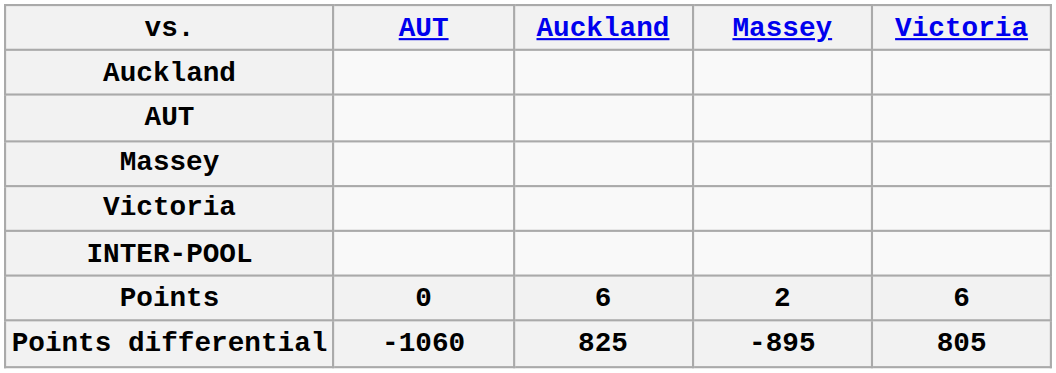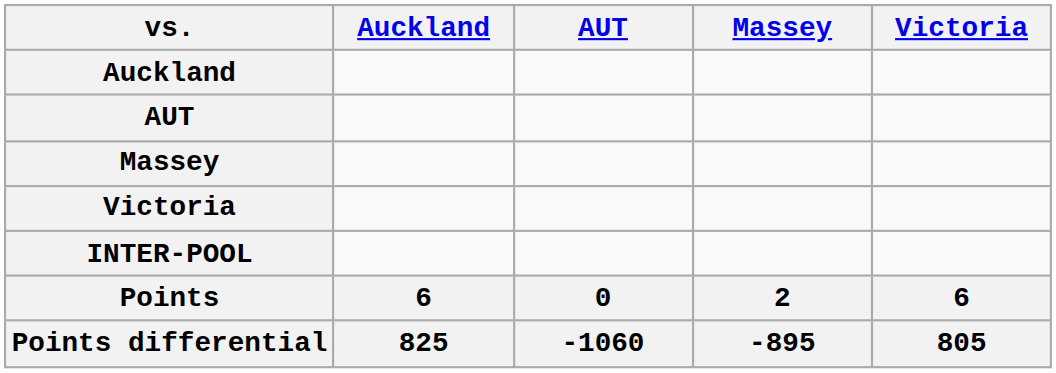columns swapped: (603, 28) <-> (424, 28)
